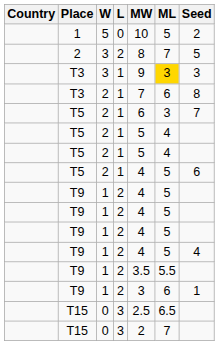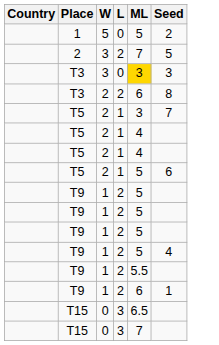- column: (141, 14)
(121, 73) 1 -> (121, 73) 0
(121, 93) 1 -> (121, 93) 2
